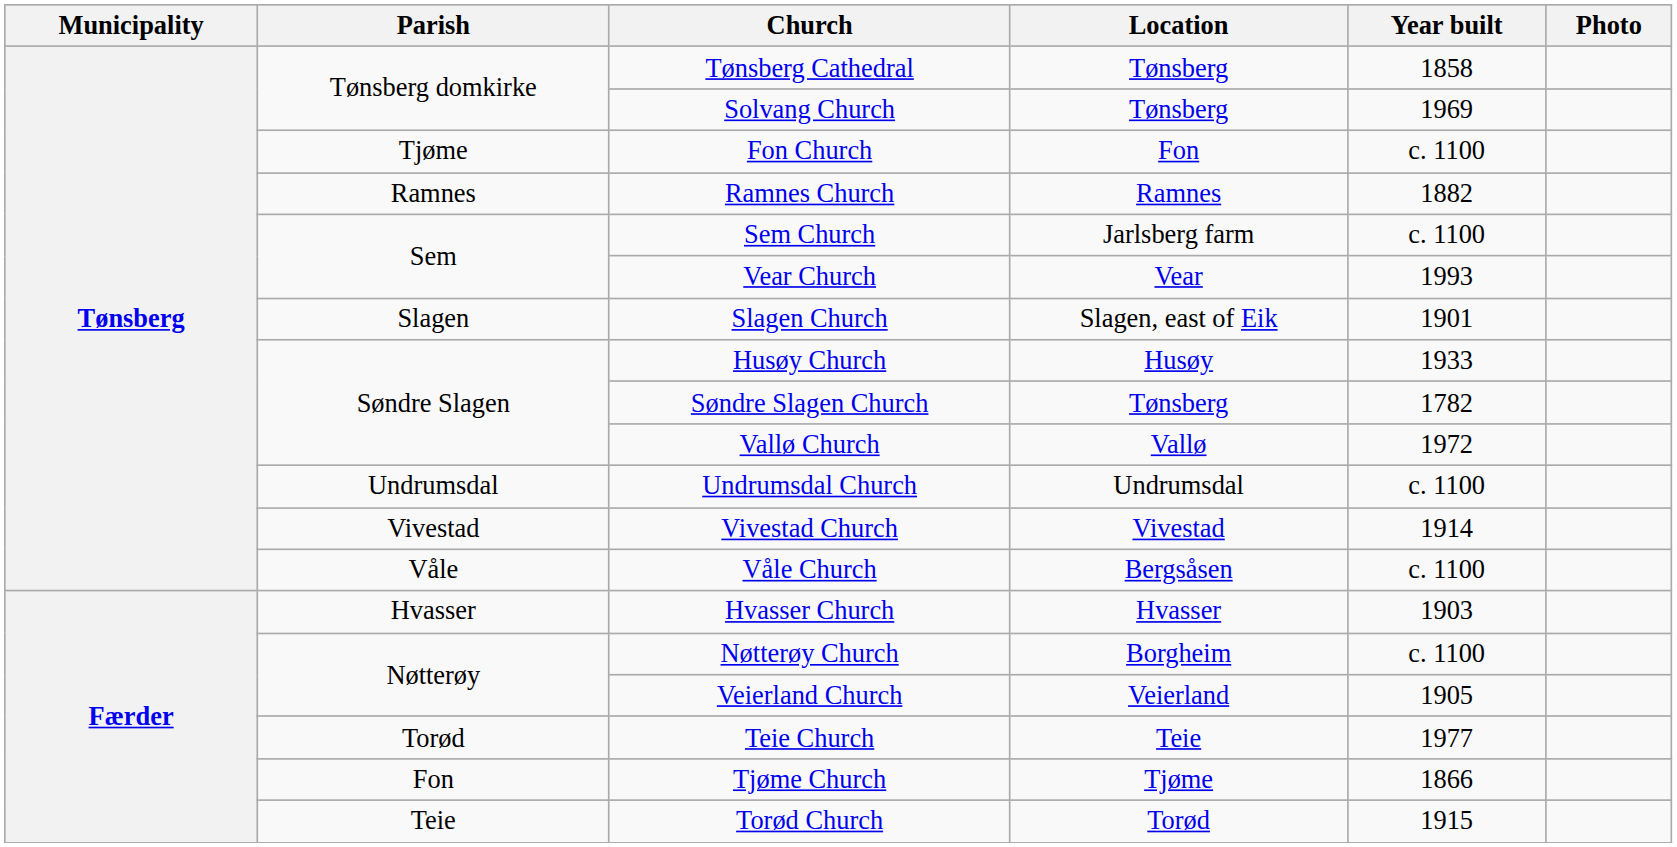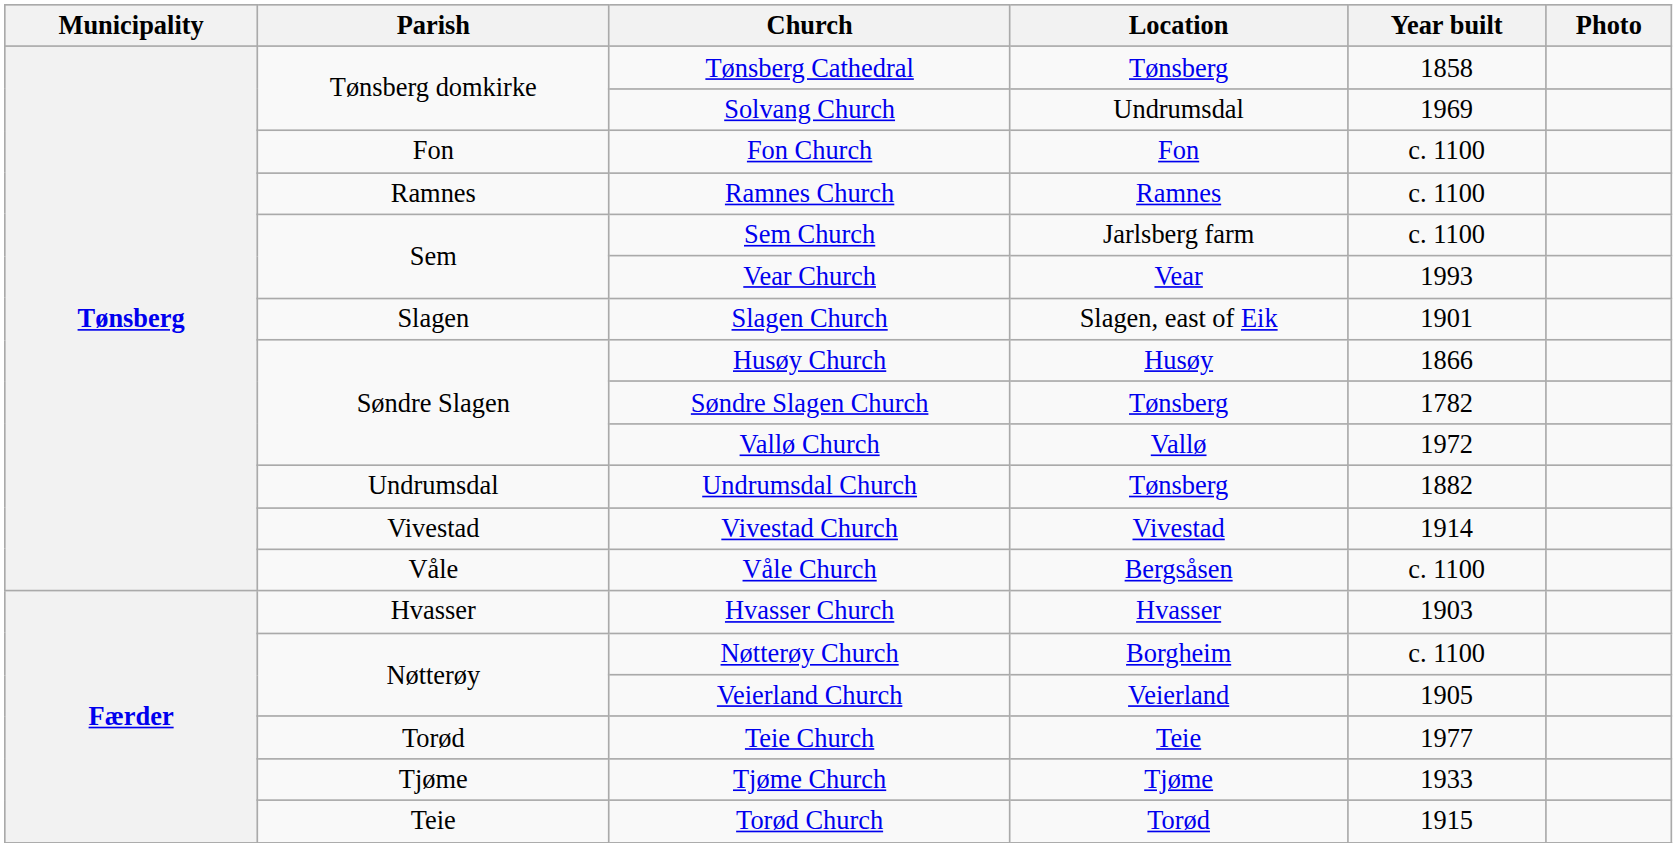(1179, 109) Tønsberg -> (1179, 109) Undrumsdal
(433, 151) Tjøme -> (433, 151) Fon
(1447, 192) 1882 -> (1447, 192) c. 1100
(1447, 360) 1933 -> (1447, 360) 1866
(1179, 485) Undrumsdal -> (1179, 485) Tønsberg
(1447, 485) c. 1100 -> (1447, 485) 1882
(433, 779) Fon -> (433, 779) Tjøme
(1447, 779) 1866 -> (1447, 779) 1933
